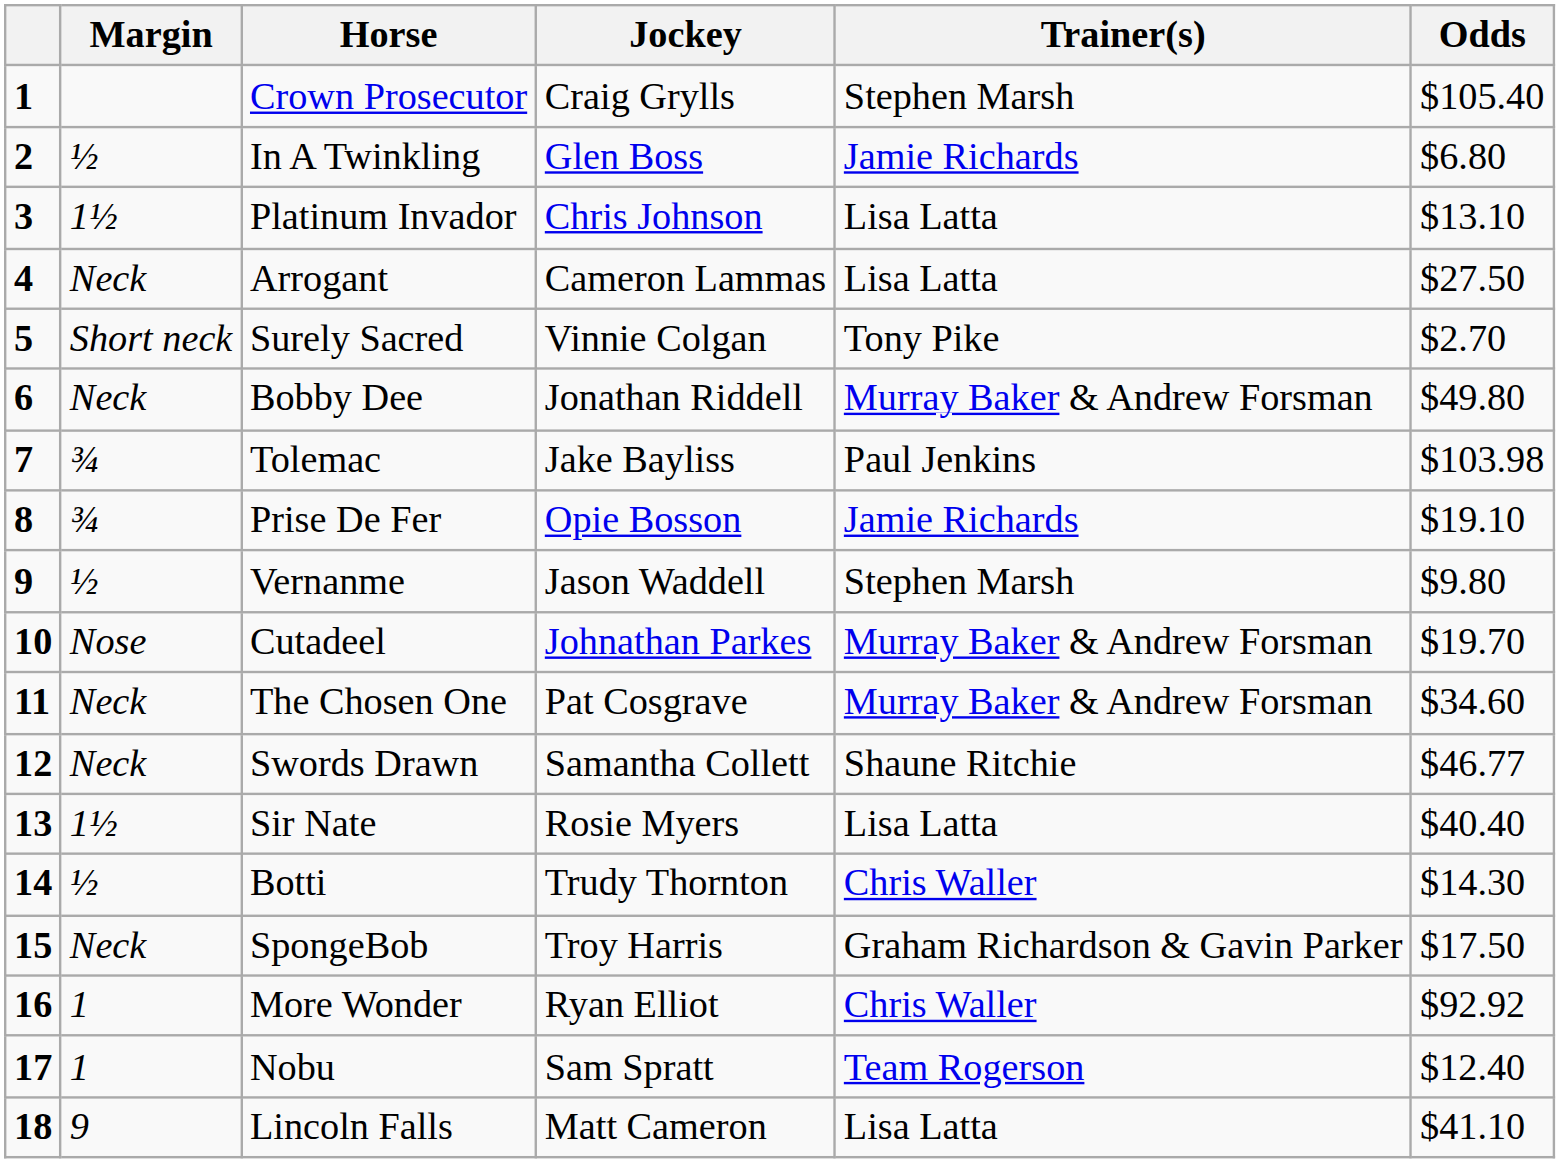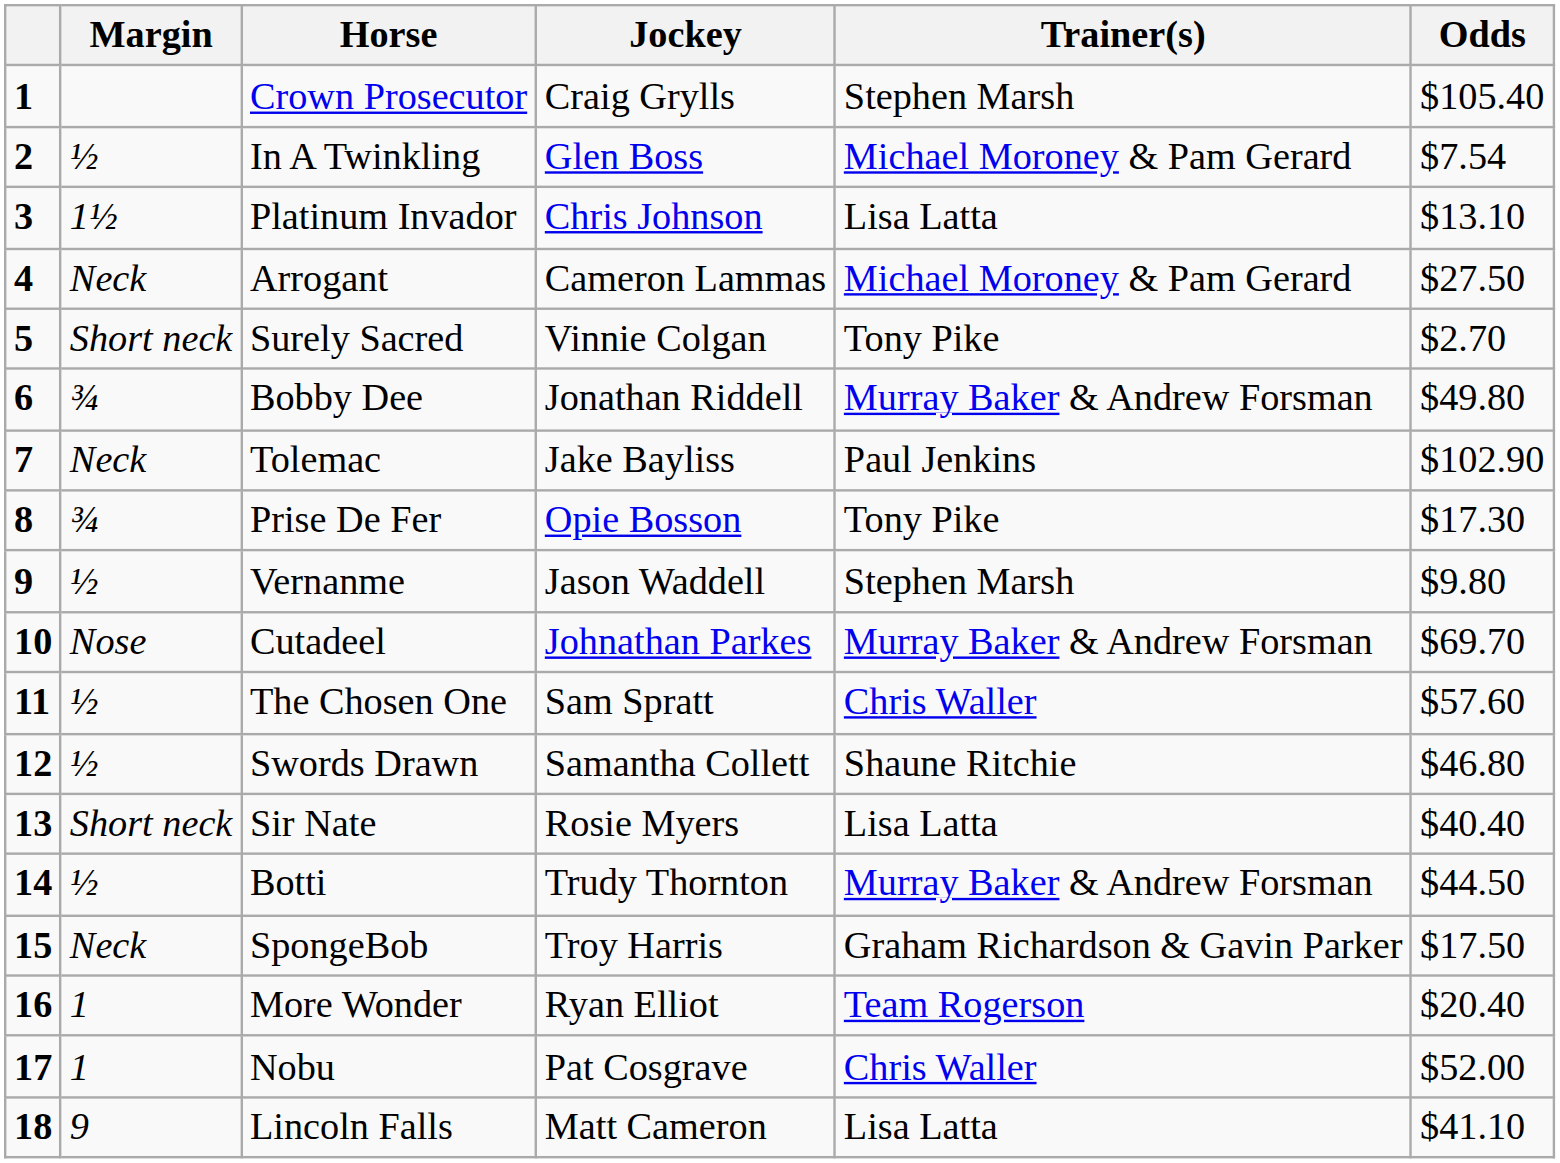(961, 156) Jamie Richards -> (1098, 156) Michael Moroney & Pam Gerard
(1463, 156) $6.80 -> (1463, 156) $7.54
(921, 277) Lisa Latta -> (1098, 277) Michael Moroney & Pam Gerard
(108, 398) Neck -> (84, 398) ¾
(84, 459) ¾ -> (108, 459) Neck
(1482, 459) $103.98 -> (1482, 459) $102.90
(961, 519) Jamie Richards -> (922, 519) Tony Pike
(1473, 519) $19.10 -> (1473, 519) $17.30
(1473, 641) $19.70 -> (1473, 641) $69.70
(108, 701) Neck -> (84, 701) ½
(646, 701) Pat Cosgrave -> (629, 701) Sam Spratt
(1108, 701) Murray Baker & Andrew Forsman -> (940, 701) Chris Waller
(1473, 701) $34.60 -> (1473, 701) $57.60
(108, 762) Neck -> (84, 762) ½
(1473, 762) $46.77 -> (1473, 762) $46.80
(94, 823) 1½ -> (151, 823) Short neck
(940, 883) Chris Waller -> (1108, 883) Murray Baker & Andrew Forsman
(1473, 883) $14.30 -> (1473, 883) $44.50
(940, 1005) Chris Waller -> (964, 1005) Team Rogerson
(1473, 1005) $92.92 -> (1473, 1005) $20.40
(629, 1065) Sam Spratt -> (646, 1065) Pat Cosgrave
(964, 1065) Team Rogerson -> (940, 1065) Chris Waller
(1473, 1065) $12.40 -> (1473, 1065) $52.00
